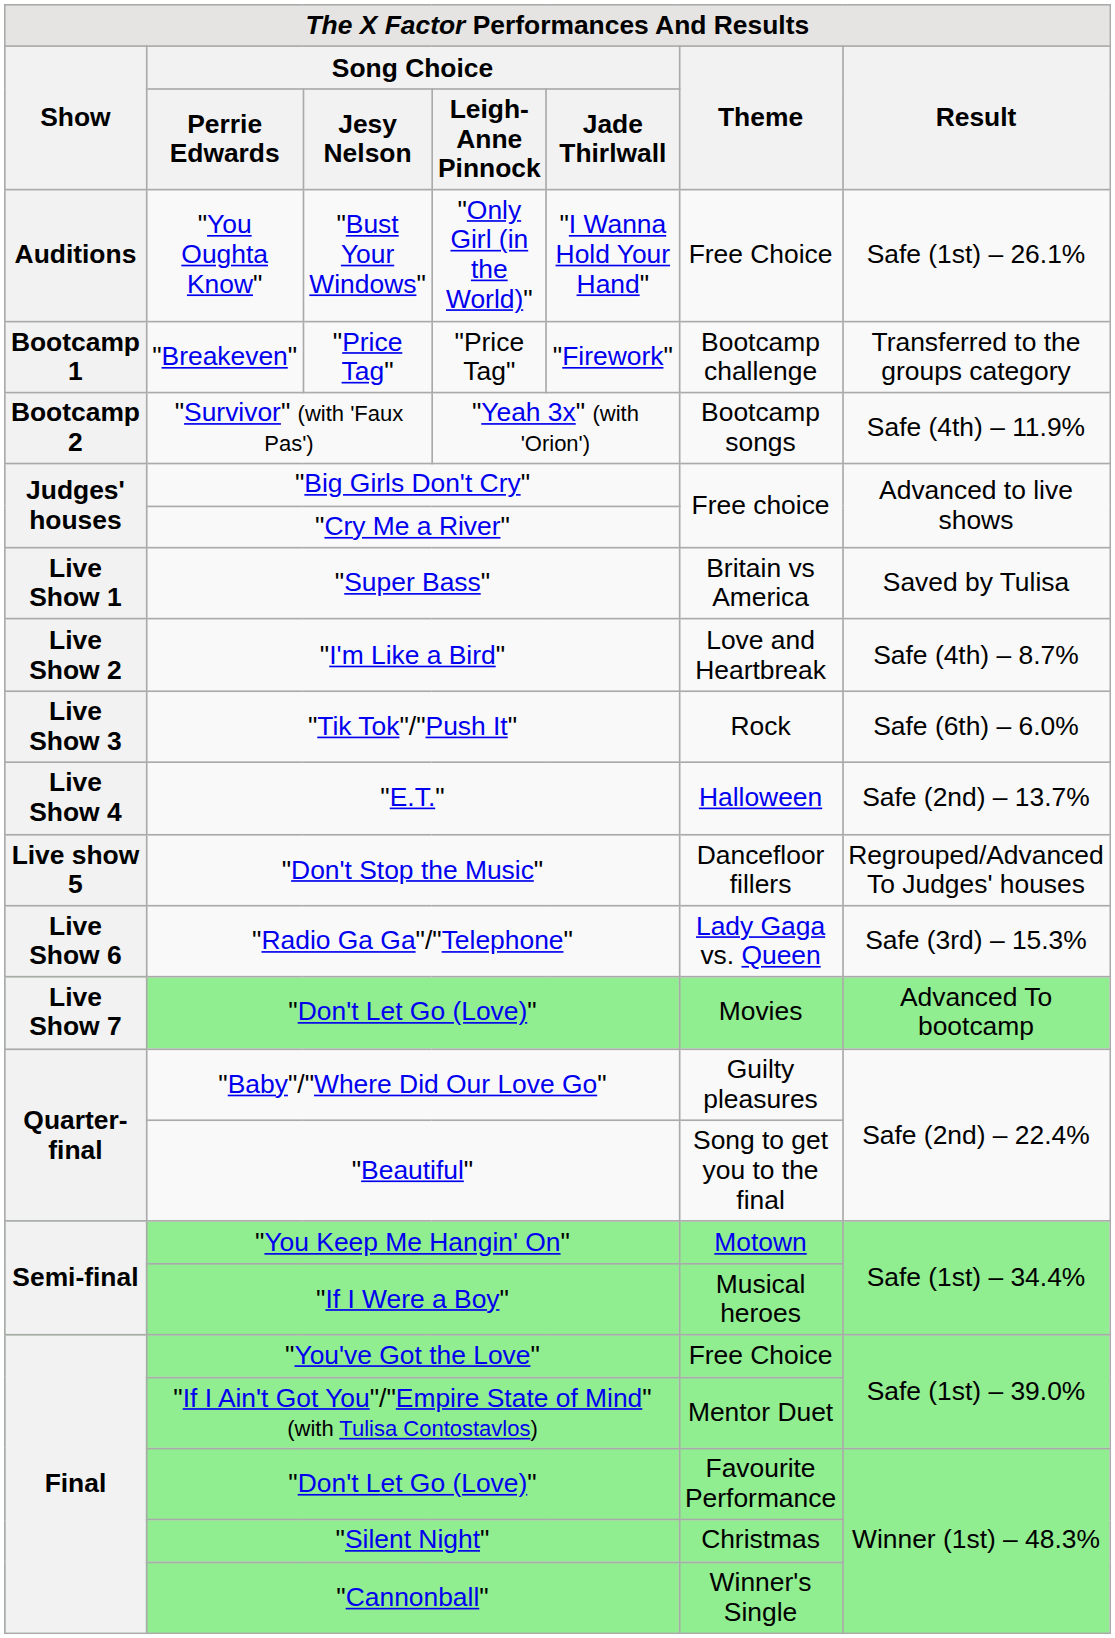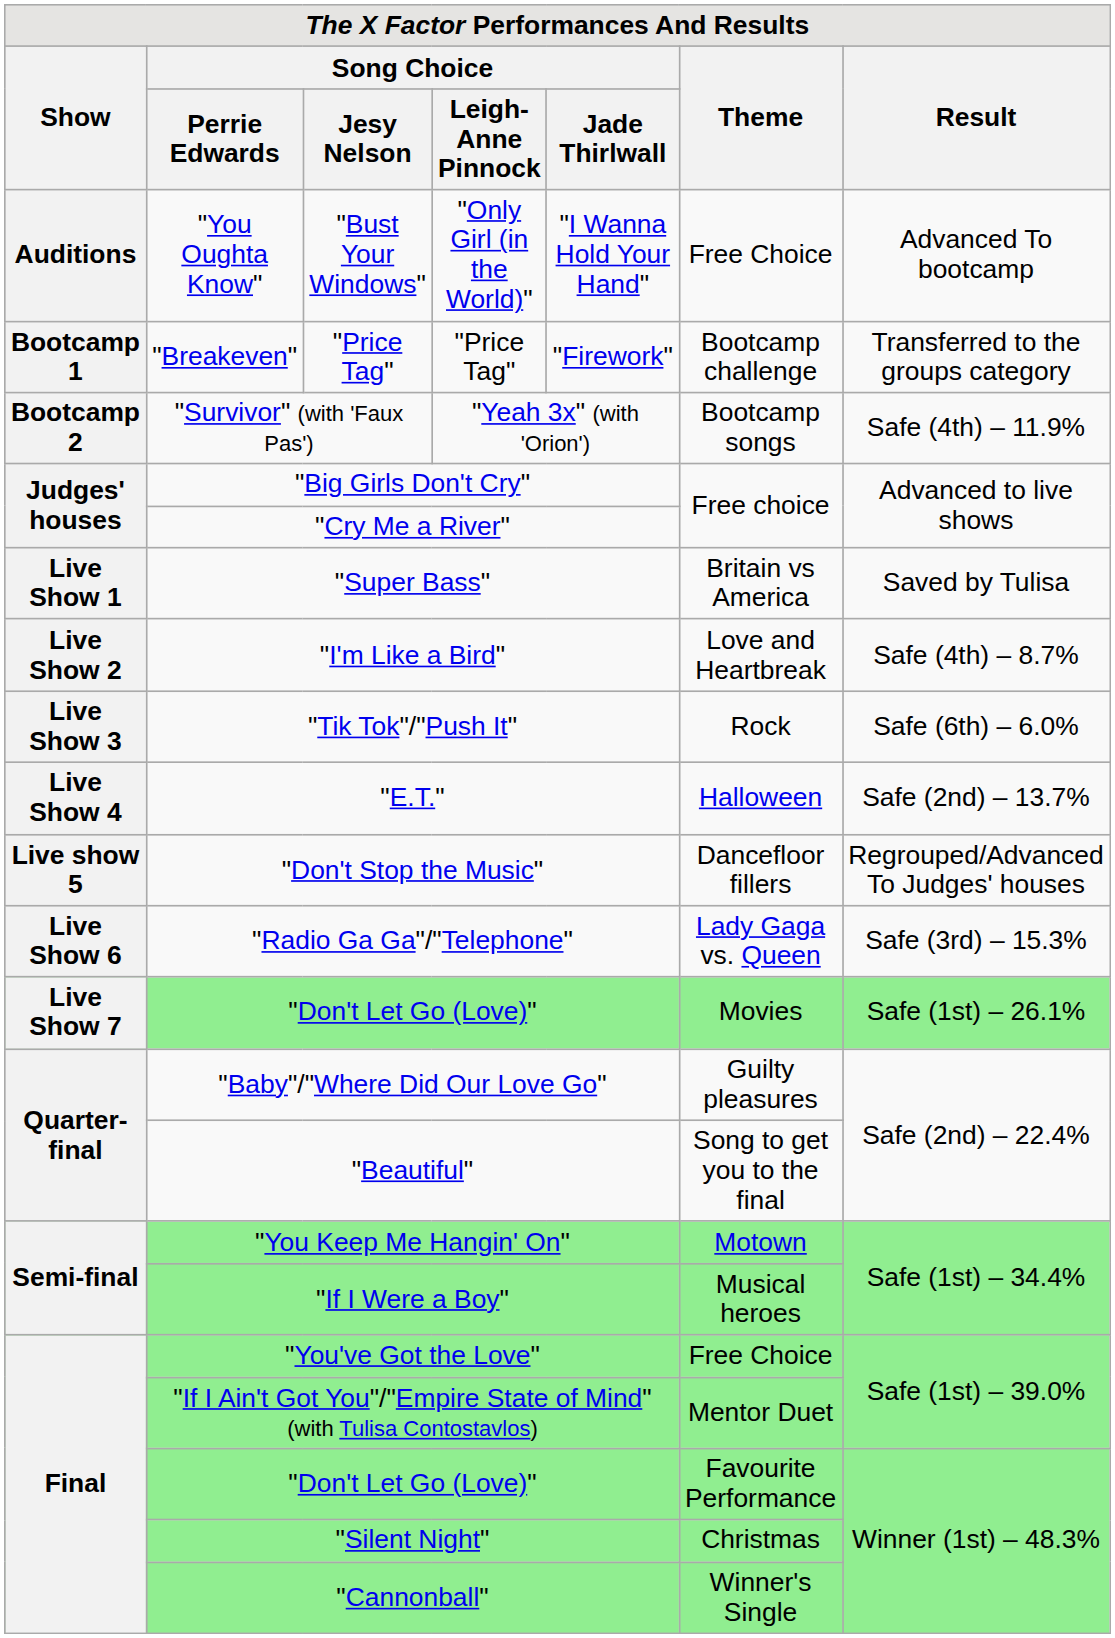(976, 254) Safe (1st) – 26.1% -> (976, 254) Advanced To bootcamp
(976, 1012) Advanced To bootcamp -> (976, 1012) Safe (1st) – 26.1%
